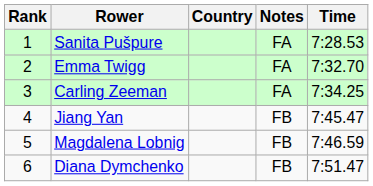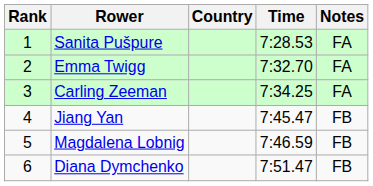columns swapped: (338, 17) <-> (282, 17)
